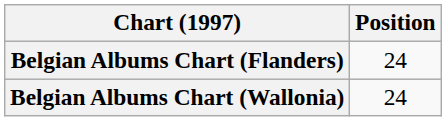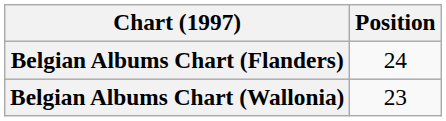(395, 97) 24 -> (395, 97) 23
